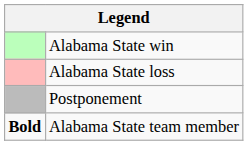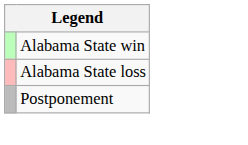- row: (144, 126)
